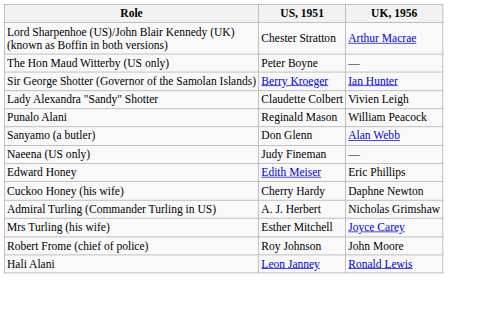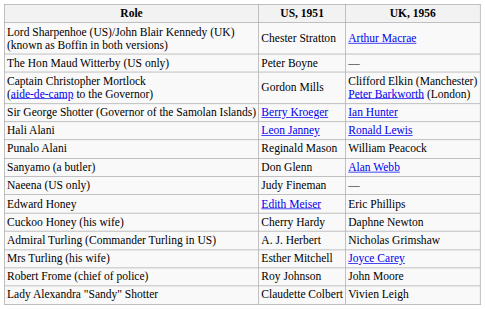+ row: (80, 87)
rows swapped: (83, 99) <-> (31, 264)
